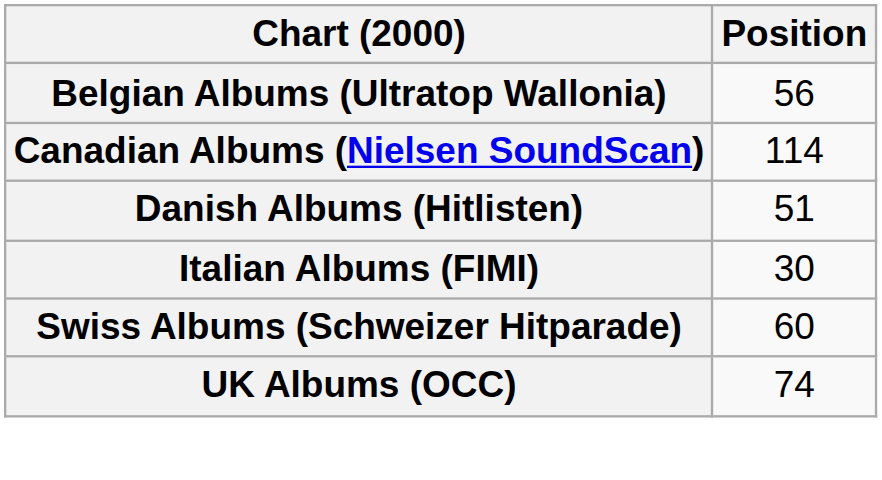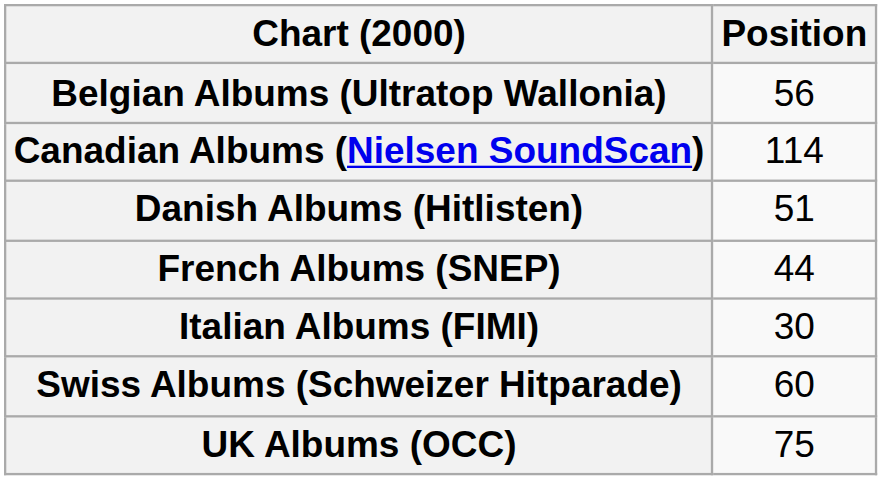+ row: (359, 268)
(794, 385) 74 -> (794, 444) 75
